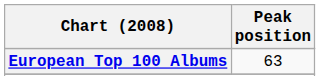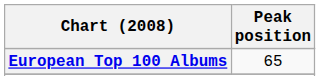(273, 62) 63 -> (273, 62) 65
